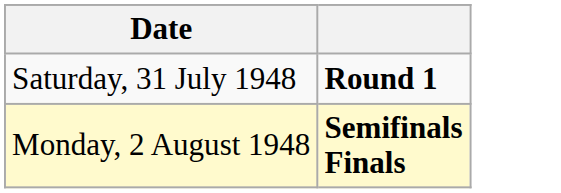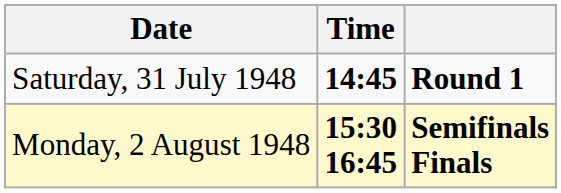+ column: (361, 29)
